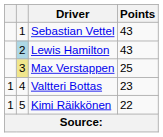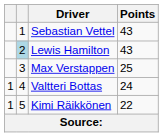(22, 68) khaki background -> (22, 68) no background
(126, 86) 23 -> (126, 86) 24
